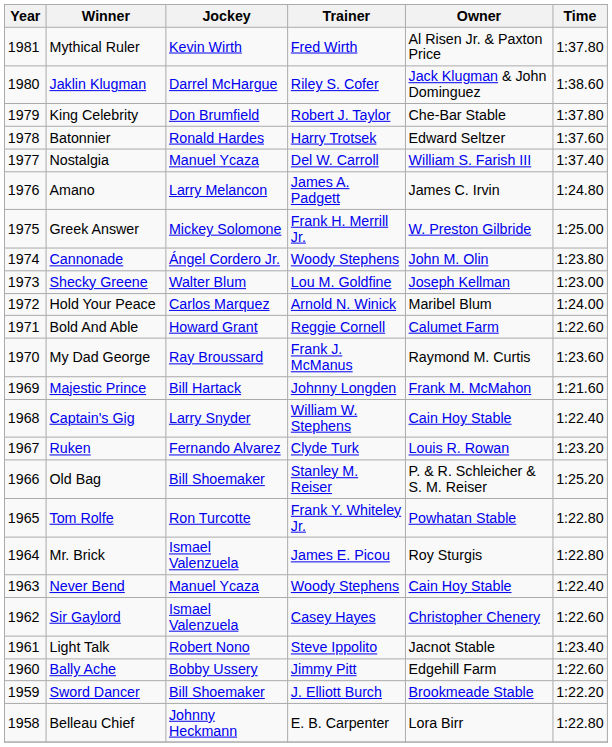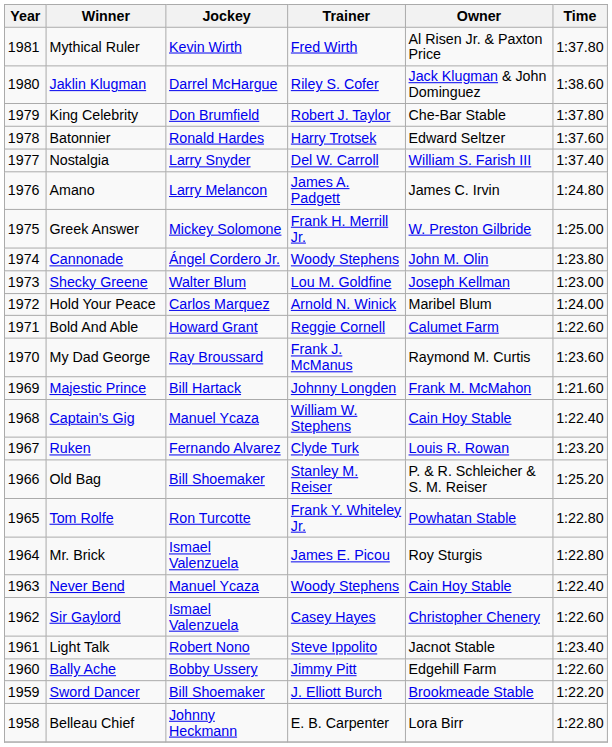(214, 160) Manuel Ycaza -> (210, 160) Larry Snyder
(210, 419) Larry Snyder -> (214, 419) Manuel Ycaza
